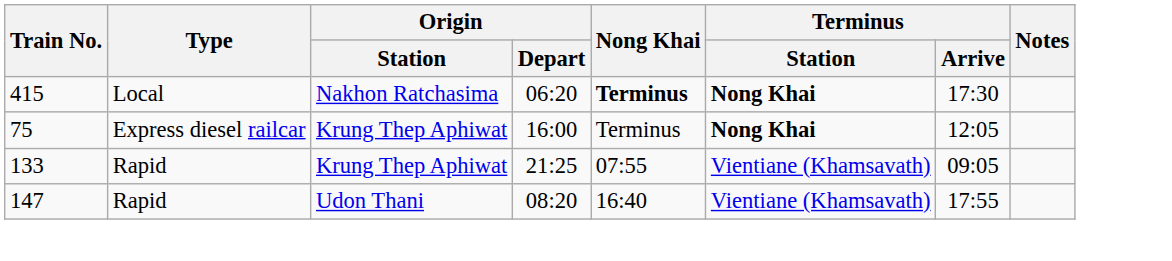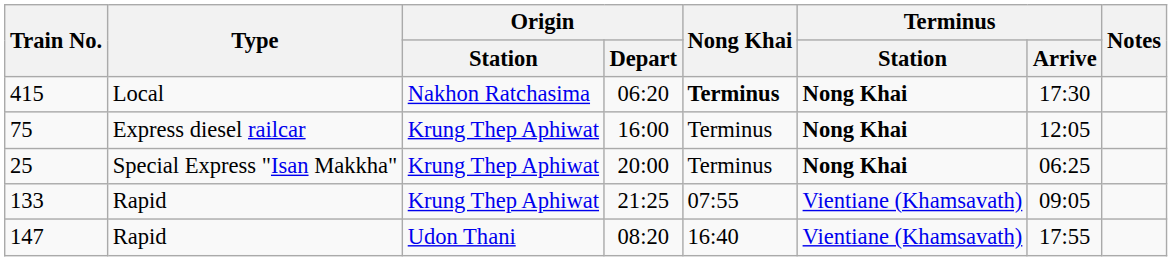+ row: (21, 165)
